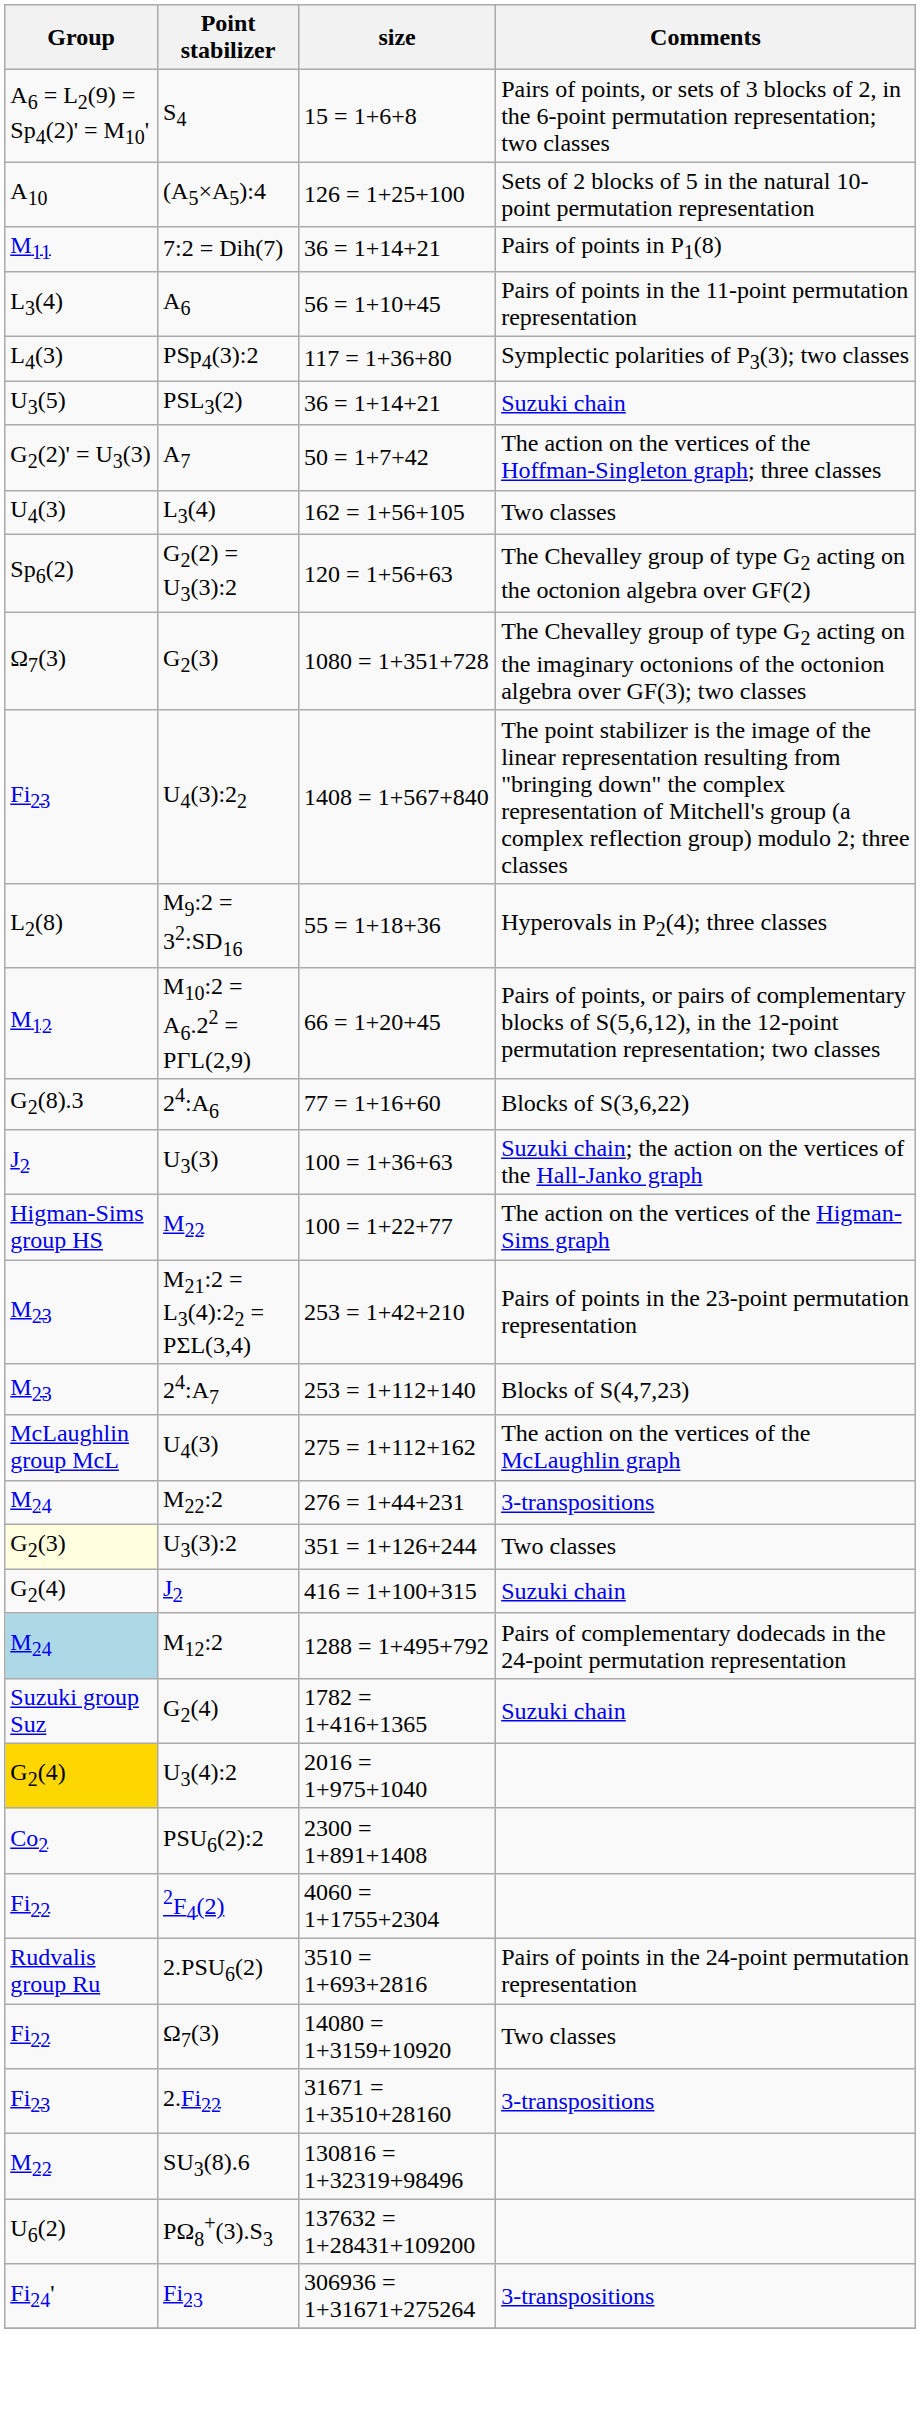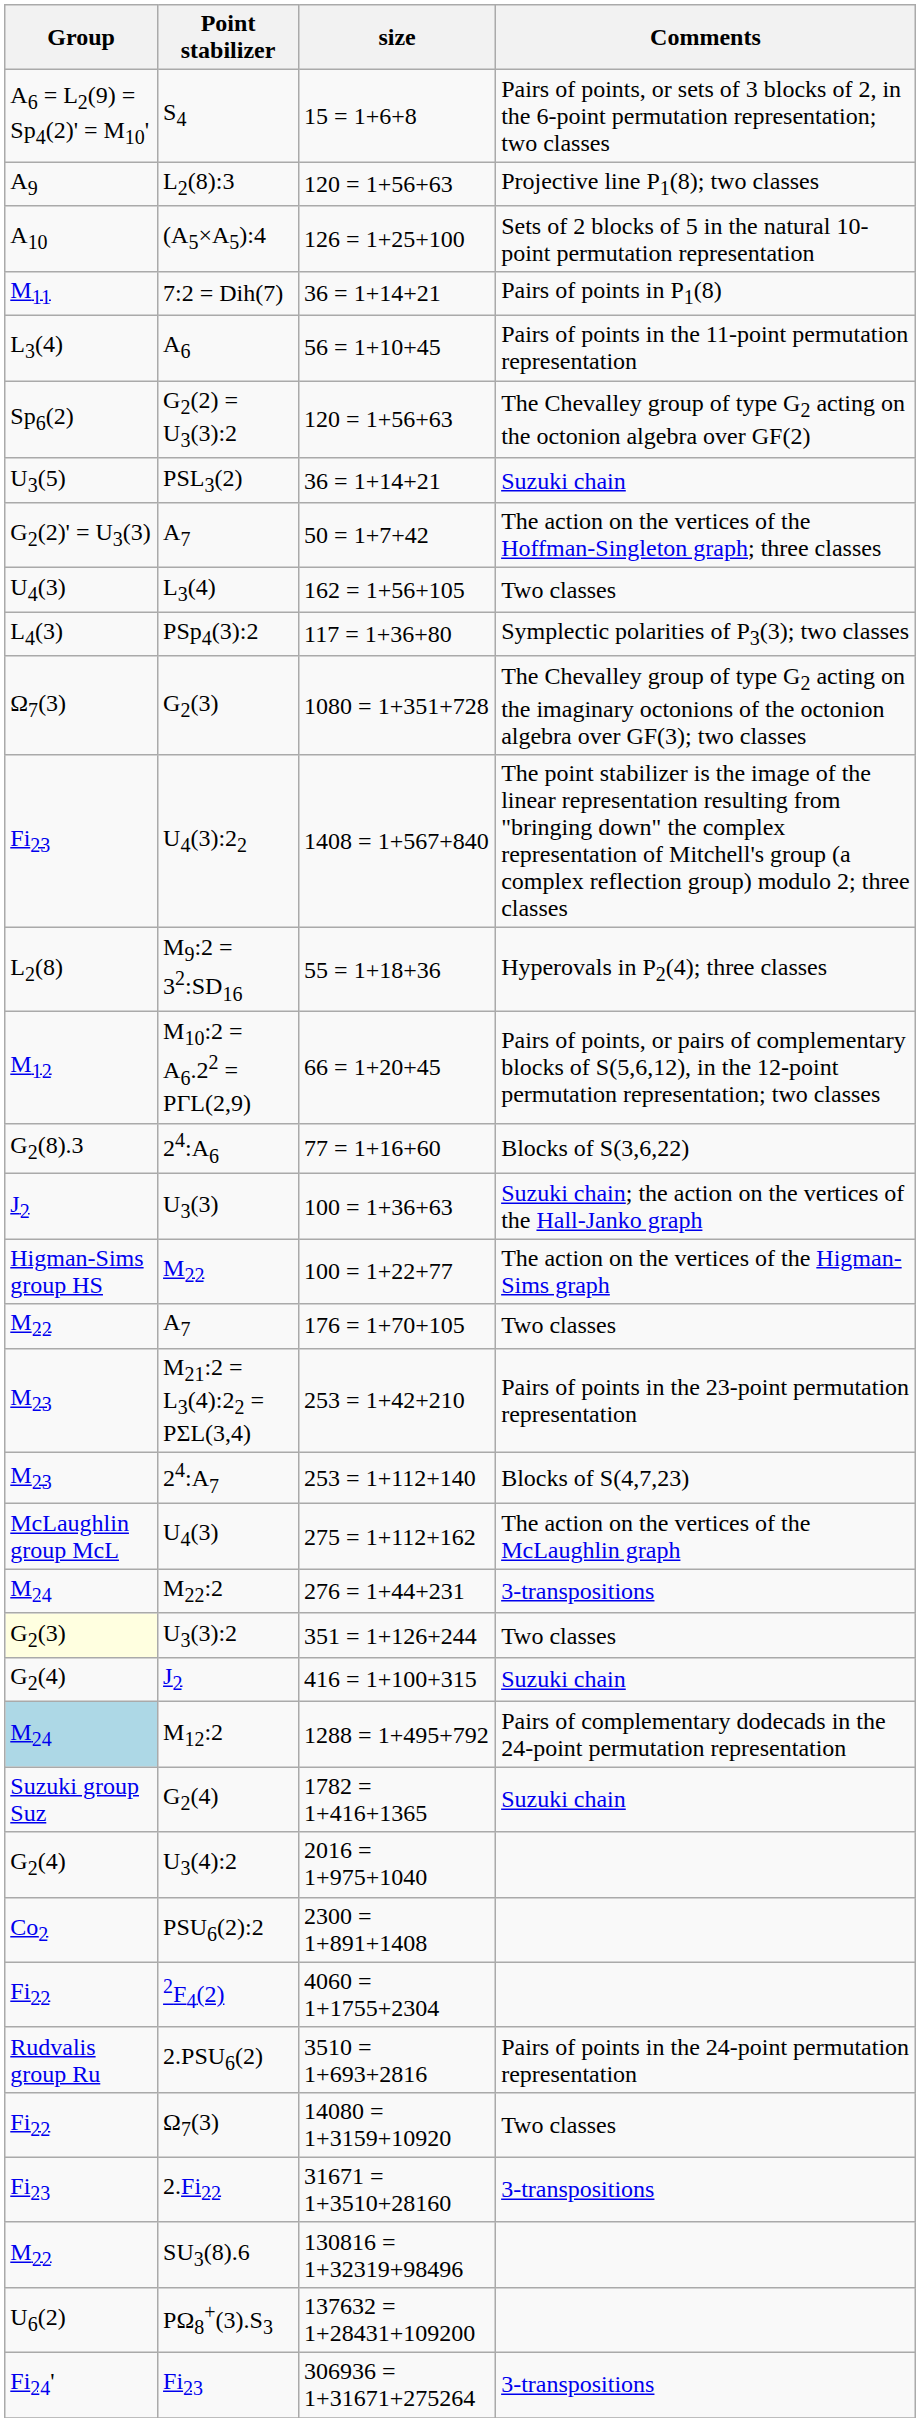+ row: (199, 183)
rows swapped: (211, 358) <-> (201, 572)
+ row: (177, 1325)
(38, 1775) gold background -> (38, 1864) no background
